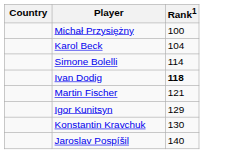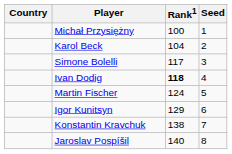+ column: (213, 13)
(176, 62) 114 -> (176, 62) 117
(176, 93) 121 -> (176, 93) 124
(176, 125) 130 -> (176, 125) 138
